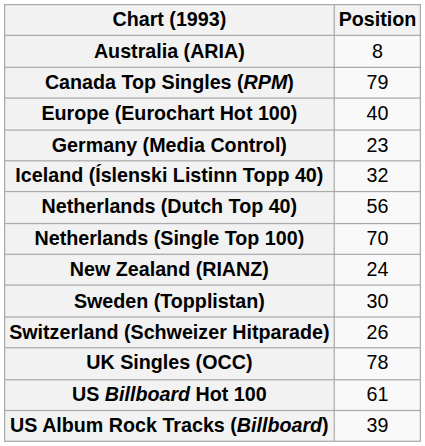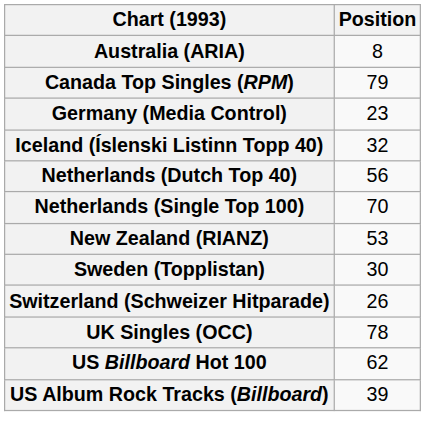- row: (169, 113)
(377, 269) 24 -> (377, 238) 53
(377, 394) 61 -> (377, 363) 62
